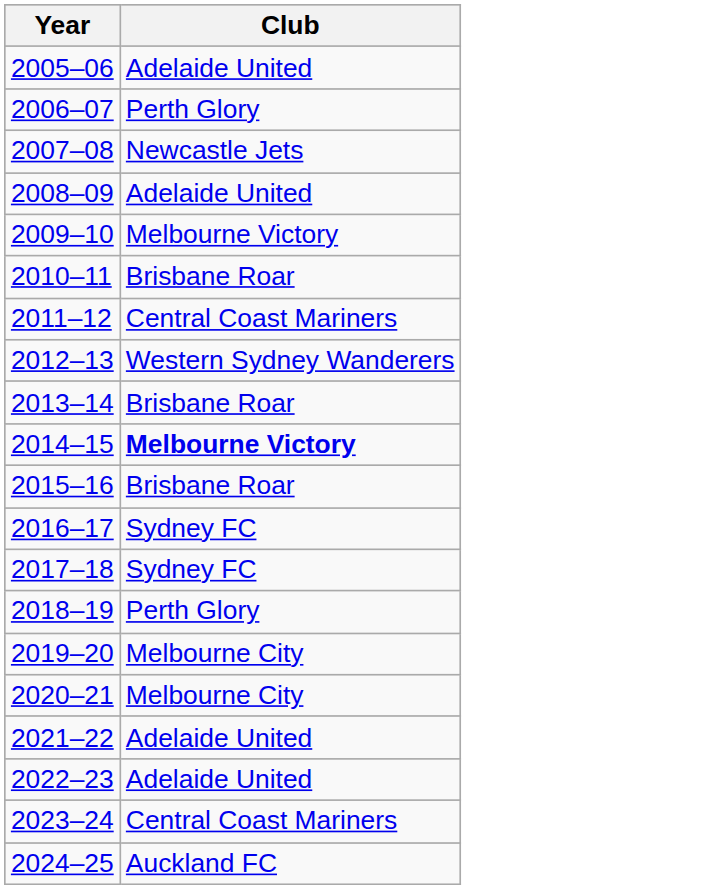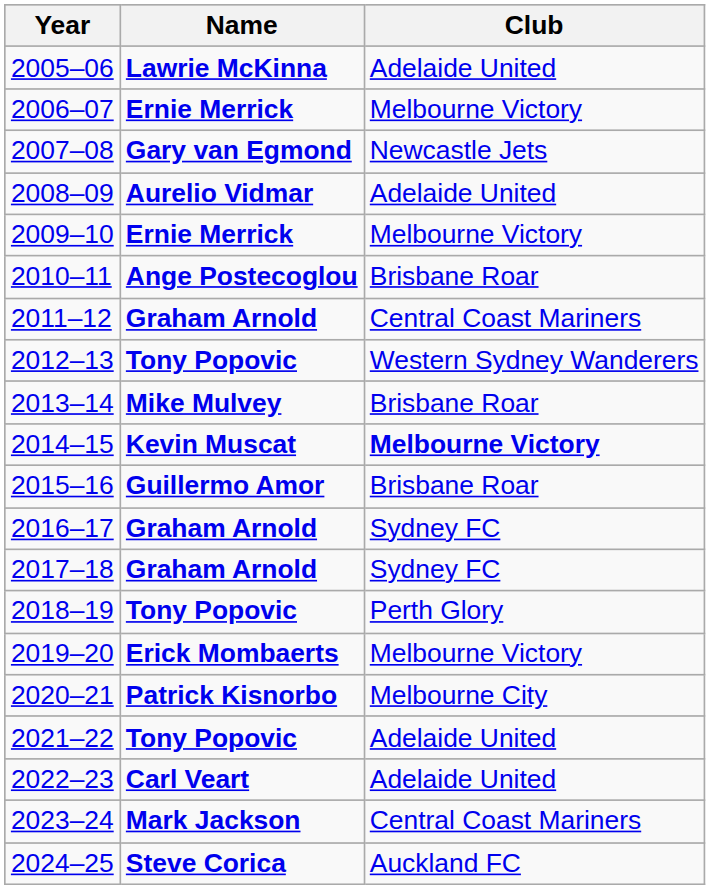+ column: (242, 25)
(193, 109) Perth Glory -> (476, 109) Melbourne Victory
(215, 653) Melbourne City -> (476, 653) Melbourne Victory
